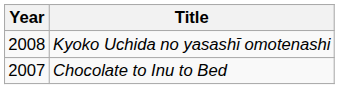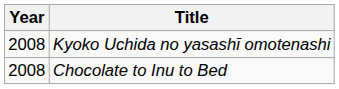(27, 70) 2007 -> (27, 70) 2008
